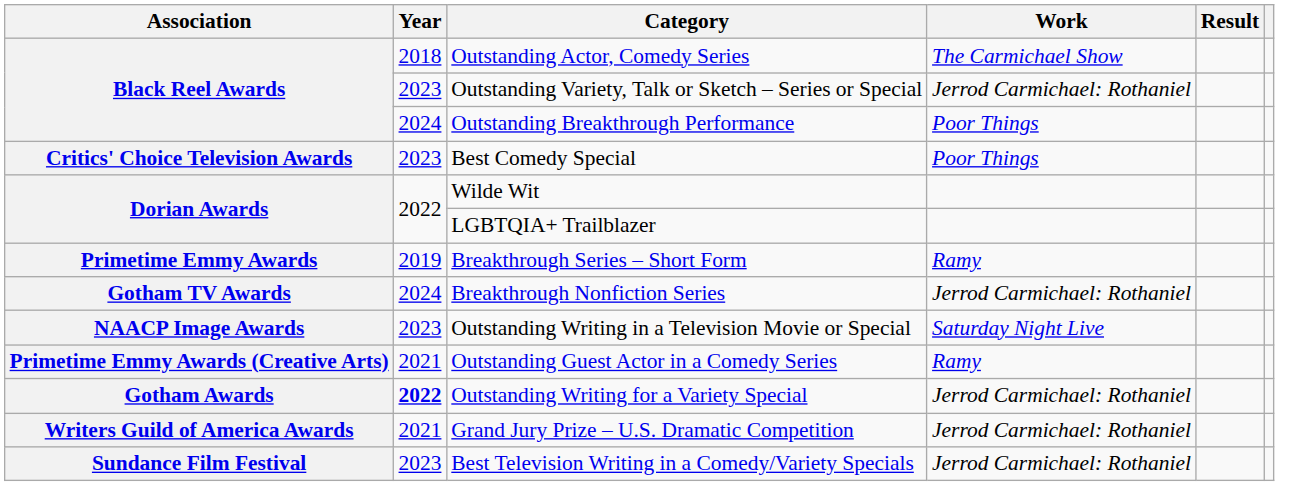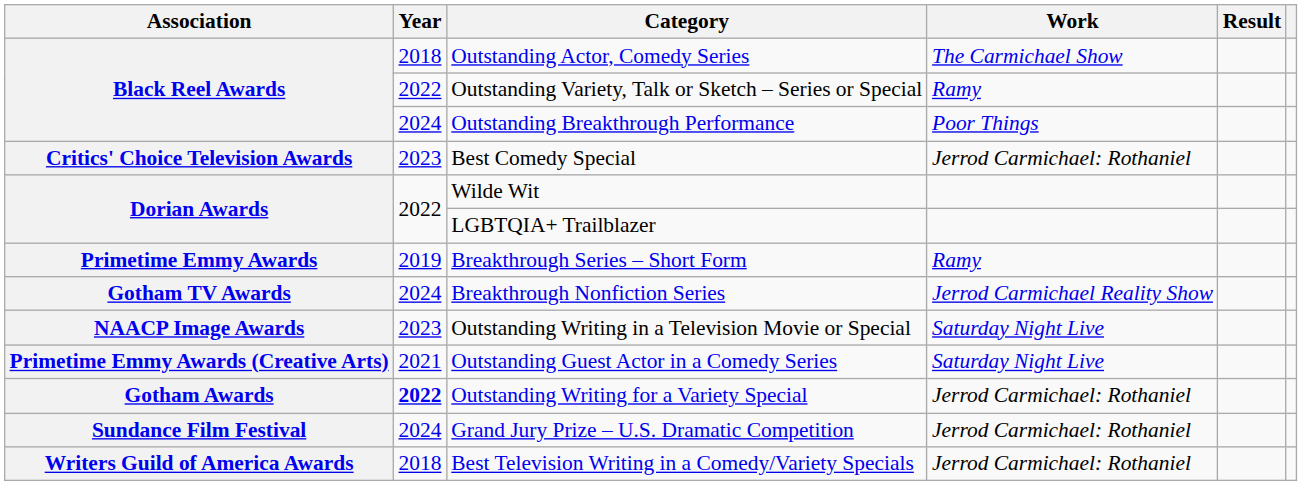(420, 89) 2023 -> (420, 89) 2022
(1061, 89) Jerrod Carmichael: Rothaniel -> (956, 89) Ramy
(985, 157) Poor Things -> (1061, 157) Jerrod Carmichael: Rothaniel
(1061, 293) Jerrod Carmichael: Rothaniel -> (1073, 293) Jerrod Carmichael Reality Show
(956, 361) Ramy -> (1018, 361) Saturday Night Live
(199, 429) Writers Guild of America Awards -> (199, 429) Sundance Film Festival
(420, 429) 2021 -> (420, 429) 2024
(199, 463) Sundance Film Festival -> (199, 463) Writers Guild of America Awards
(420, 463) 2023 -> (420, 463) 2018
